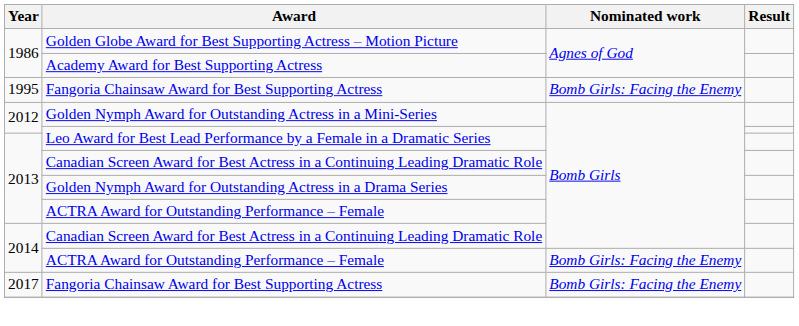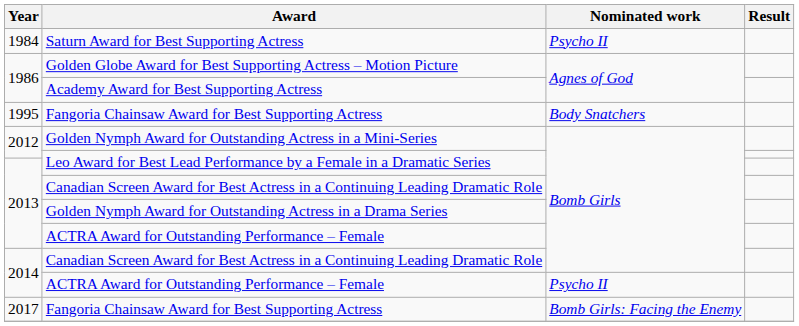+ row: (23, 41)
(645, 89) Bomb Girls: Facing the Enemy -> (597, 114) Body Snatchers
(645, 260) Bomb Girls: Facing the Enemy -> (578, 284) Psycho II
